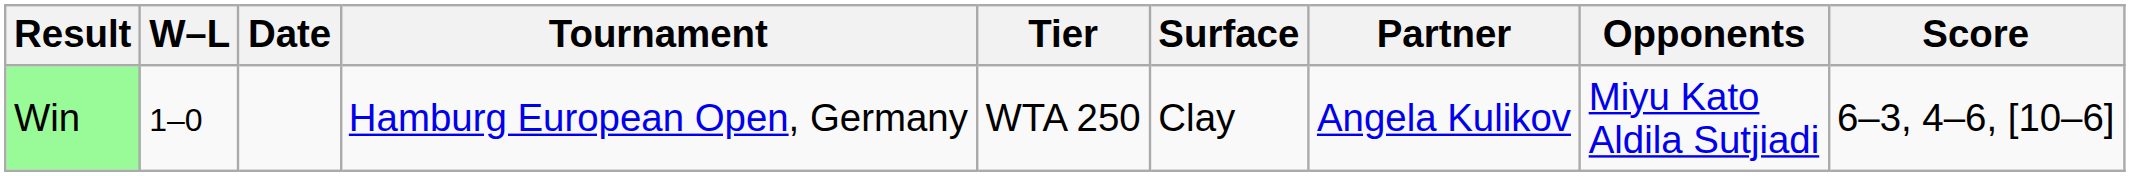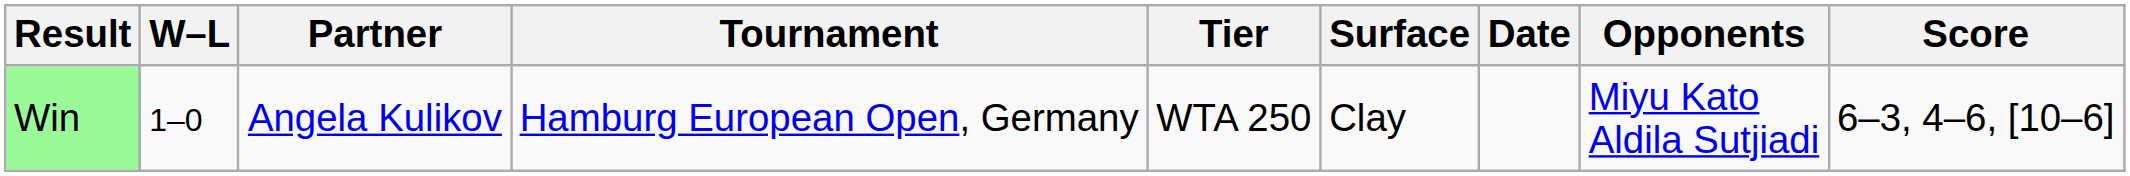columns swapped: (290, 34) <-> (1444, 34)
